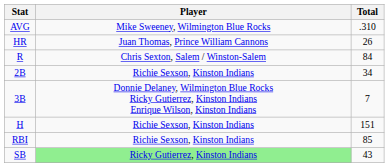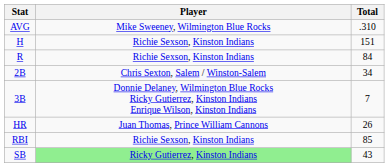rows swapped: (20, 125) <-> (20, 42)
(193, 57) Chris Sexton, Salem / Winston-Salem -> (193, 57) Richie Sexson, Kinston Indians
(193, 73) Richie Sexson, Kinston Indians -> (193, 73) Chris Sexton, Salem / Winston-Salem
